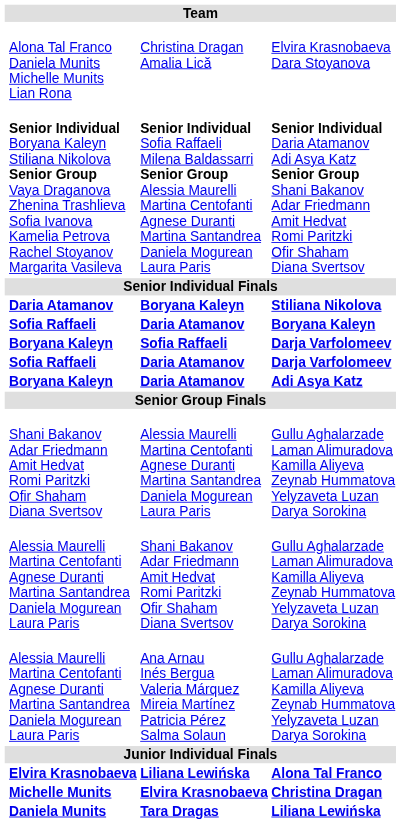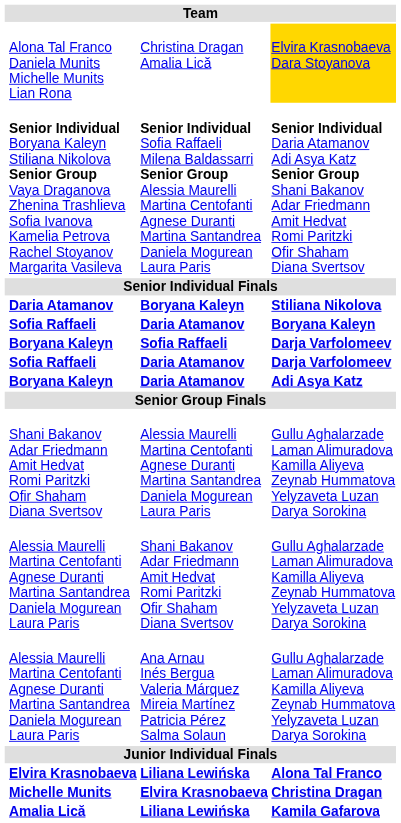(331, 55) no background -> (331, 55) gold background
+ row: (47, 811)
- row: (58, 811)
